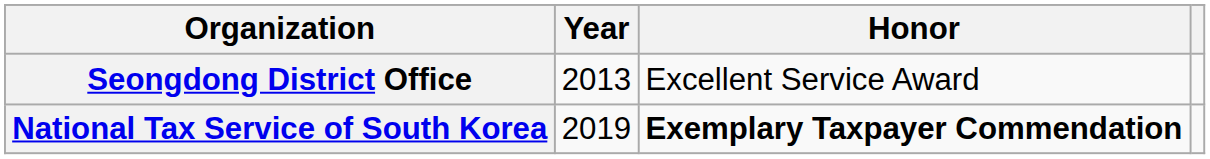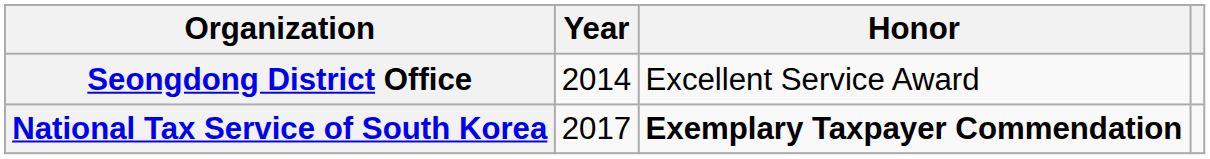(596, 78) 2013 -> (596, 78) 2014
(596, 128) 2019 -> (596, 128) 2017
